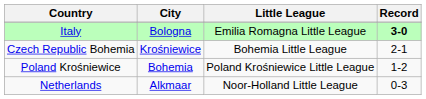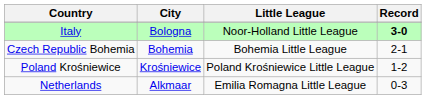(290, 31) Emilia Romagna Little League -> (290, 31) Noor-Holland Little League
(170, 49) Krośniewice -> (170, 49) Bohemia
(170, 67) Bohemia -> (170, 67) Krośniewice
(290, 85) Noor-Holland Little League -> (290, 85) Emilia Romagna Little League
